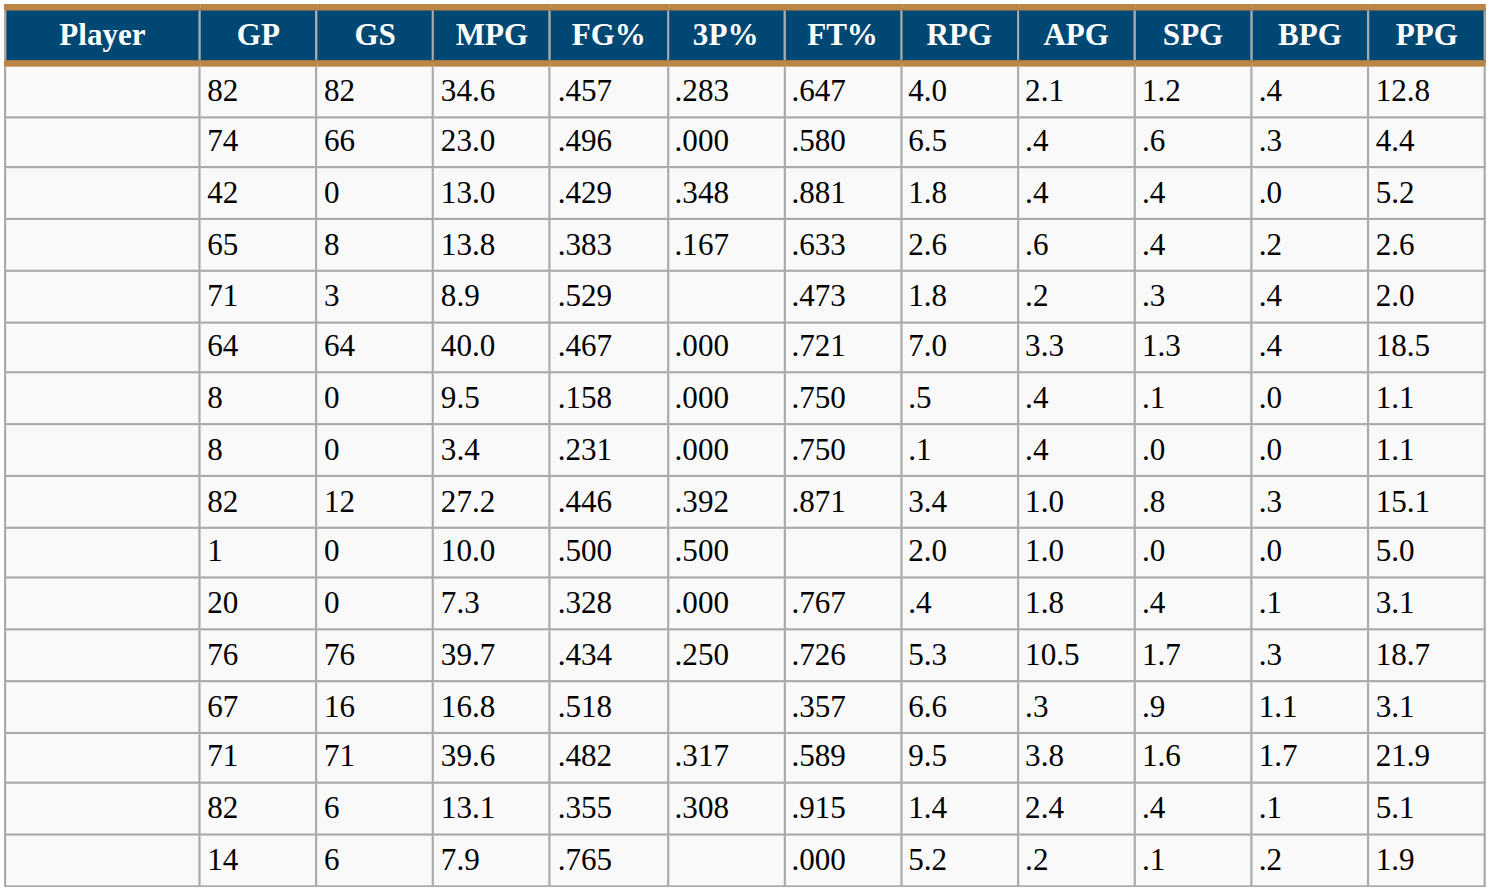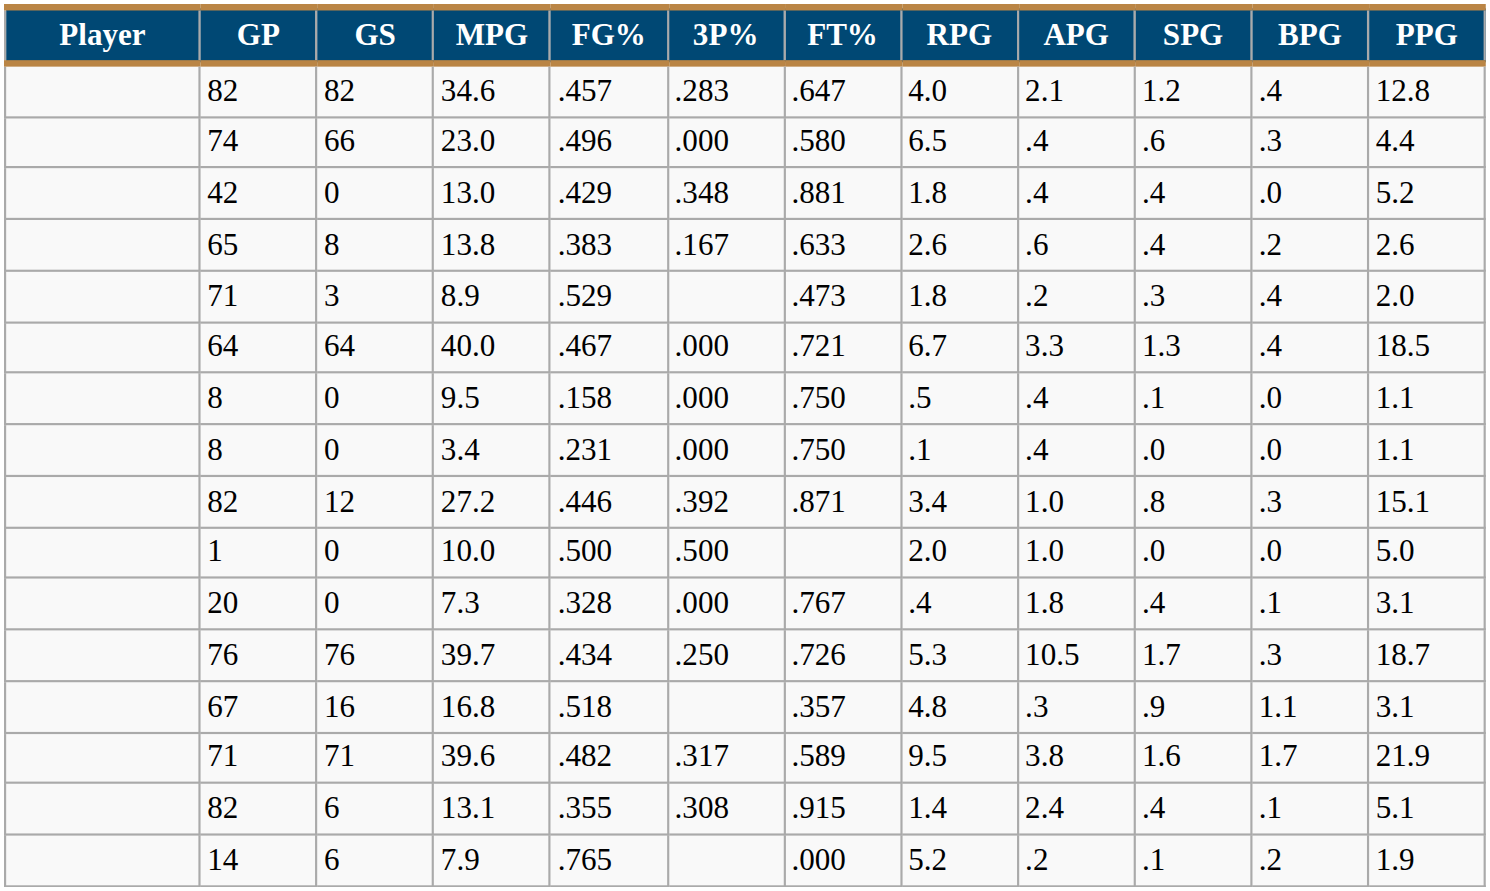(928, 346) 7.0 -> (928, 346) 6.7
(928, 706) 6.6 -> (928, 706) 4.8
